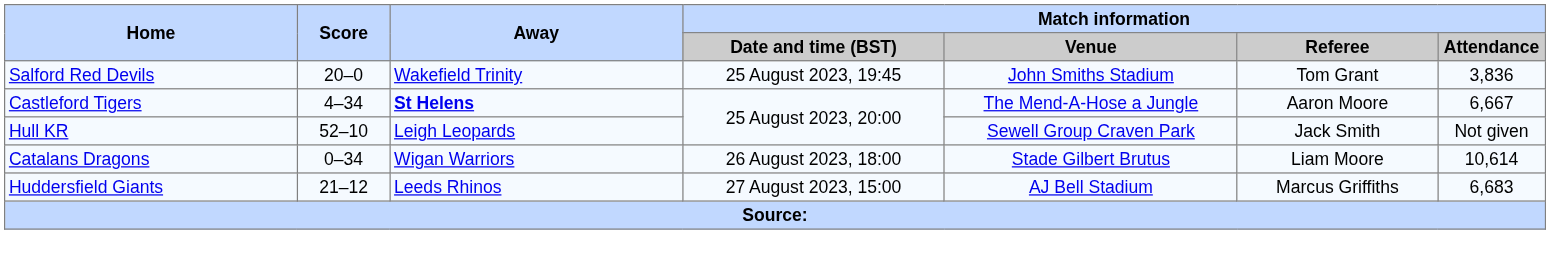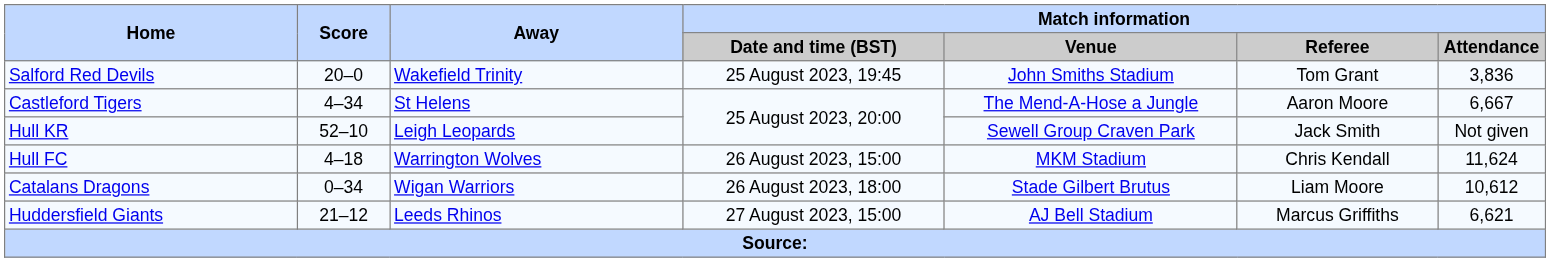(434, 103) bold -> (432, 103) normal
+ row: (38, 159)
(1492, 159) 10,614 -> (1492, 187) 10,612
(1492, 187) 6,683 -> (1492, 215) 6,621
